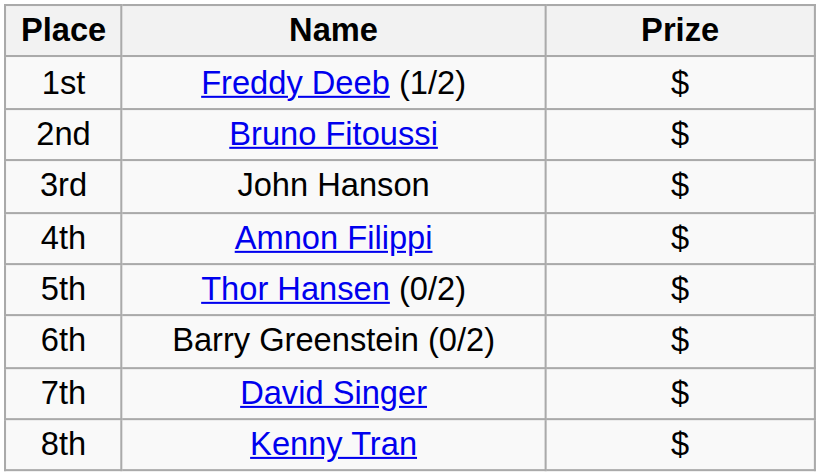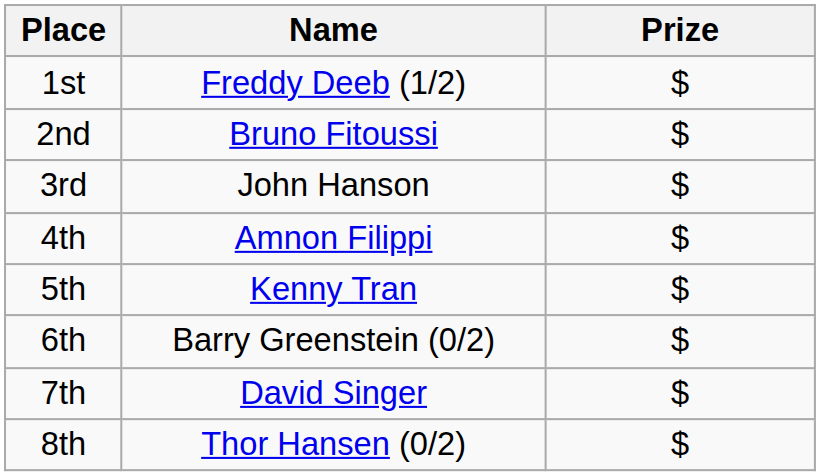(334, 289) Thor Hansen (0/2) -> (334, 289) Kenny Tran
(334, 444) Kenny Tran -> (334, 444) Thor Hansen (0/2)
